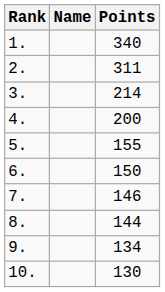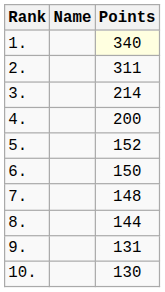(127, 43) no background -> (127, 43) lightyellow background
(127, 146) 155 -> (127, 146) 152
(127, 197) 146 -> (127, 197) 148
(127, 248) 134 -> (127, 248) 131
